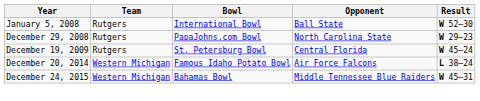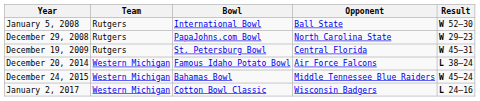(456, 50) W 45–24 -> (456, 50) W 45–31
(456, 77) W 45–31 -> (456, 77) W 45–24
+ row: (43, 90)
